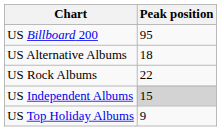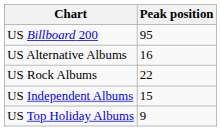(146, 55) 18 -> (146, 55) 16
(146, 95) lightgrey background -> (146, 95) no background
